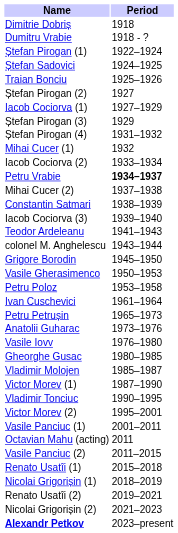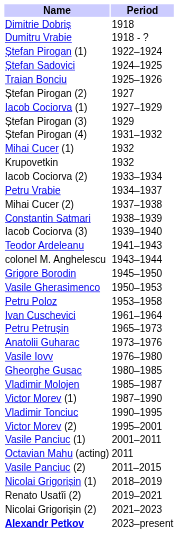+ row: (32, 163)
(137, 177) bold -> (137, 190) normal
- row: (43, 468)
